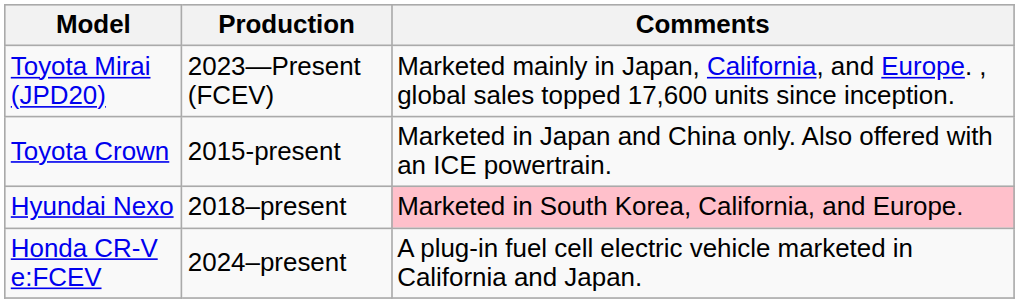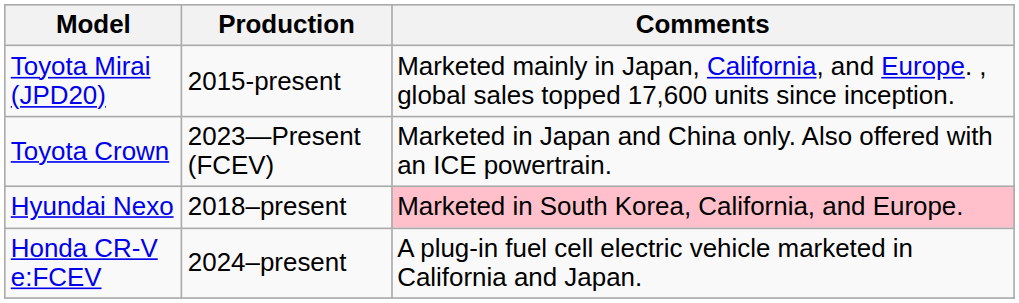(274, 80) 2023—Present (FCEV) -> (264, 80) 2015-present
(264, 151) 2015-present -> (274, 151) 2023—Present (FCEV)
